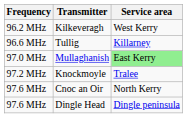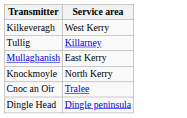- column: (29, 12)
(135, 58) lightgreen background -> (86, 58) no background
(126, 74) Tralee -> (89, 74) North Kerry
(137, 89) North Kerry -> (77, 89) Tralee
